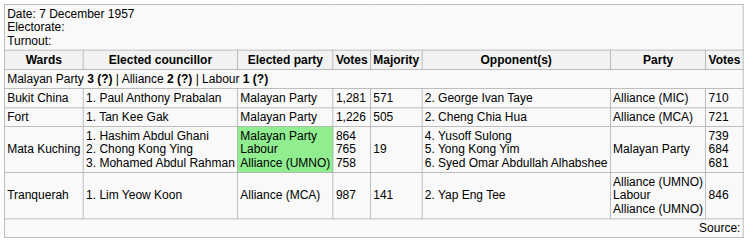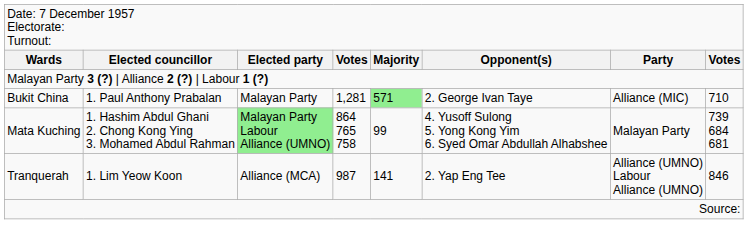(383, 98) no background -> (383, 98) lightgreen background
- row: (18, 117)
(380, 149) 19 -> (380, 130) 99
